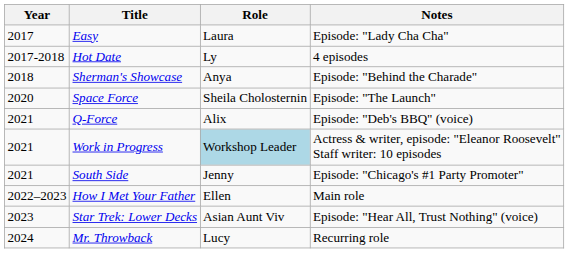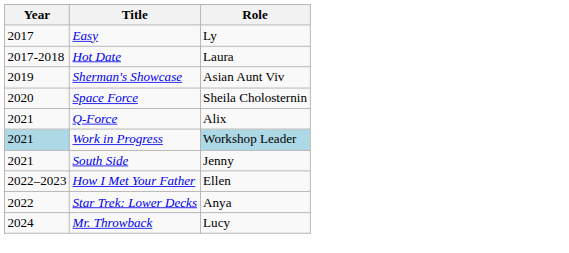- column: (437, 14)
(218, 35) Laura -> (210, 35) Ly
(210, 56) Ly -> (218, 56) Laura
(21, 77) 2018 -> (21, 77) 2019
(217, 77) Anya -> (244, 77) Asian Aunt Viv
(21, 147) no background -> (21, 139) lightblue background
(21, 216) 2023 -> (21, 202) 2022
(244, 216) Asian Aunt Viv -> (217, 202) Anya
